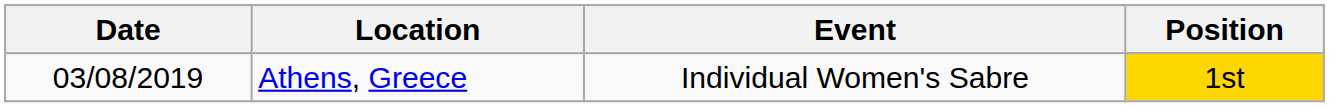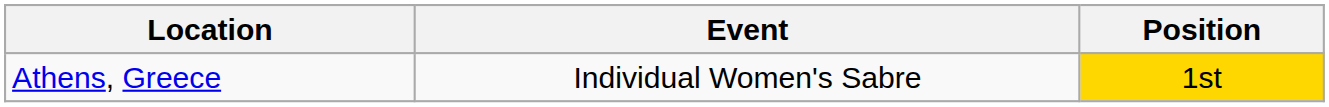- column: (128, 29)
